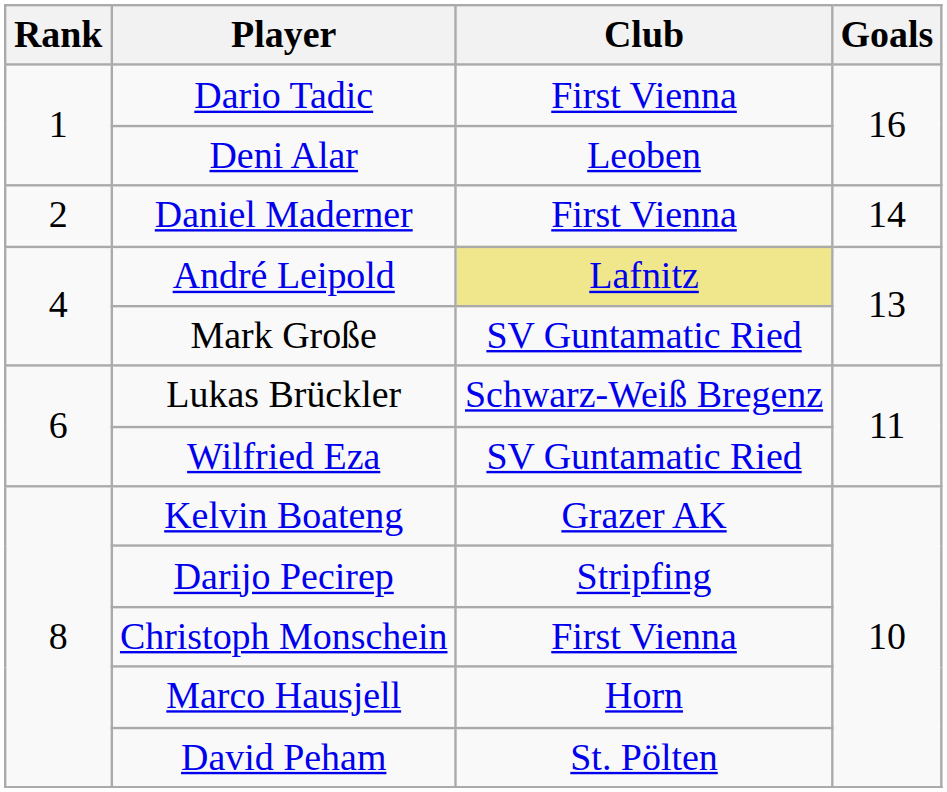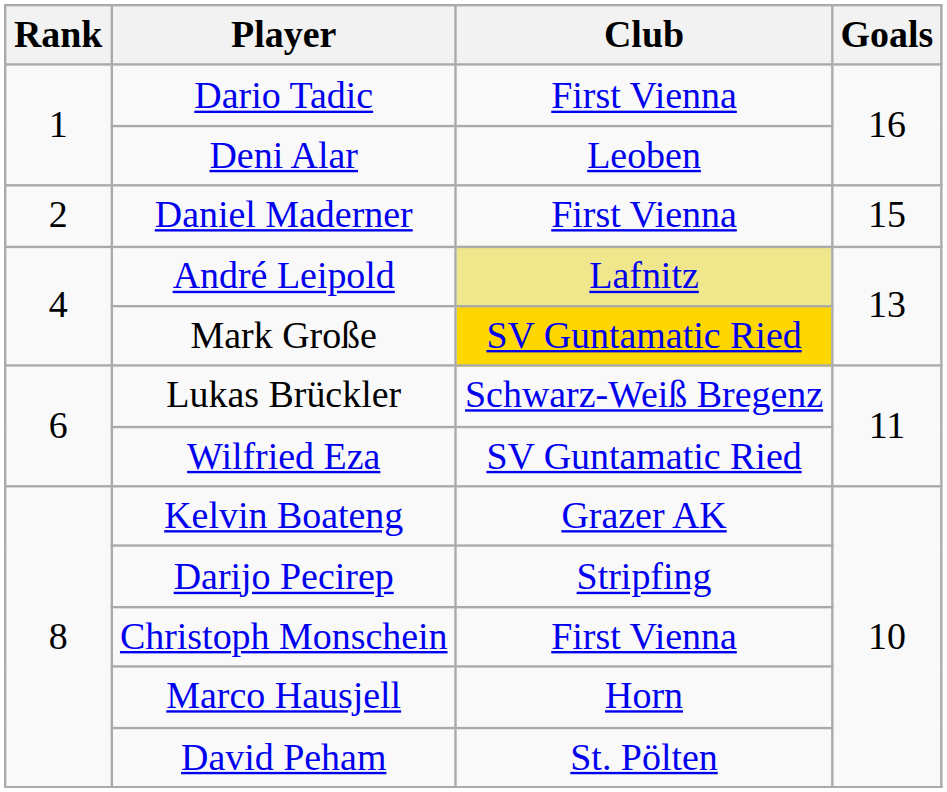(887, 214) 14 -> (887, 214) 15
(644, 335) no background -> (644, 335) gold background
